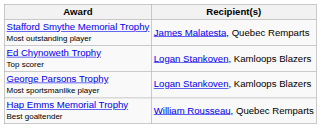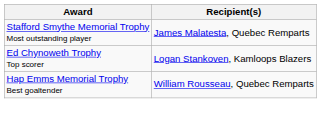- row: (57, 84)
